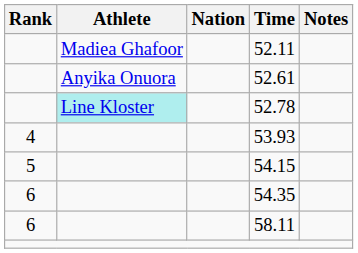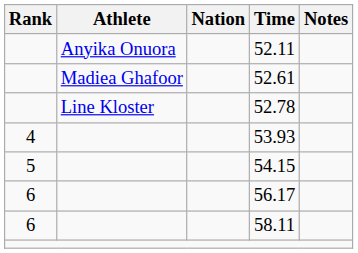(122, 48) Madiea Ghafoor -> (118, 48) Anyika Onuora
(118, 78) Anyika Onuora -> (122, 78) Madiea Ghafoor
(107, 107) paleturquoise background -> (107, 107) no background
- row: (275, 195)
+ row: (275, 195)
